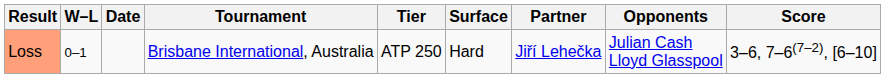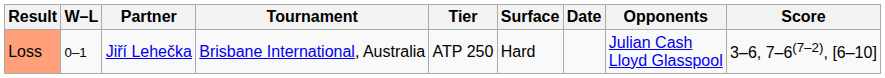columns swapped: (123, 17) <-> (558, 17)
